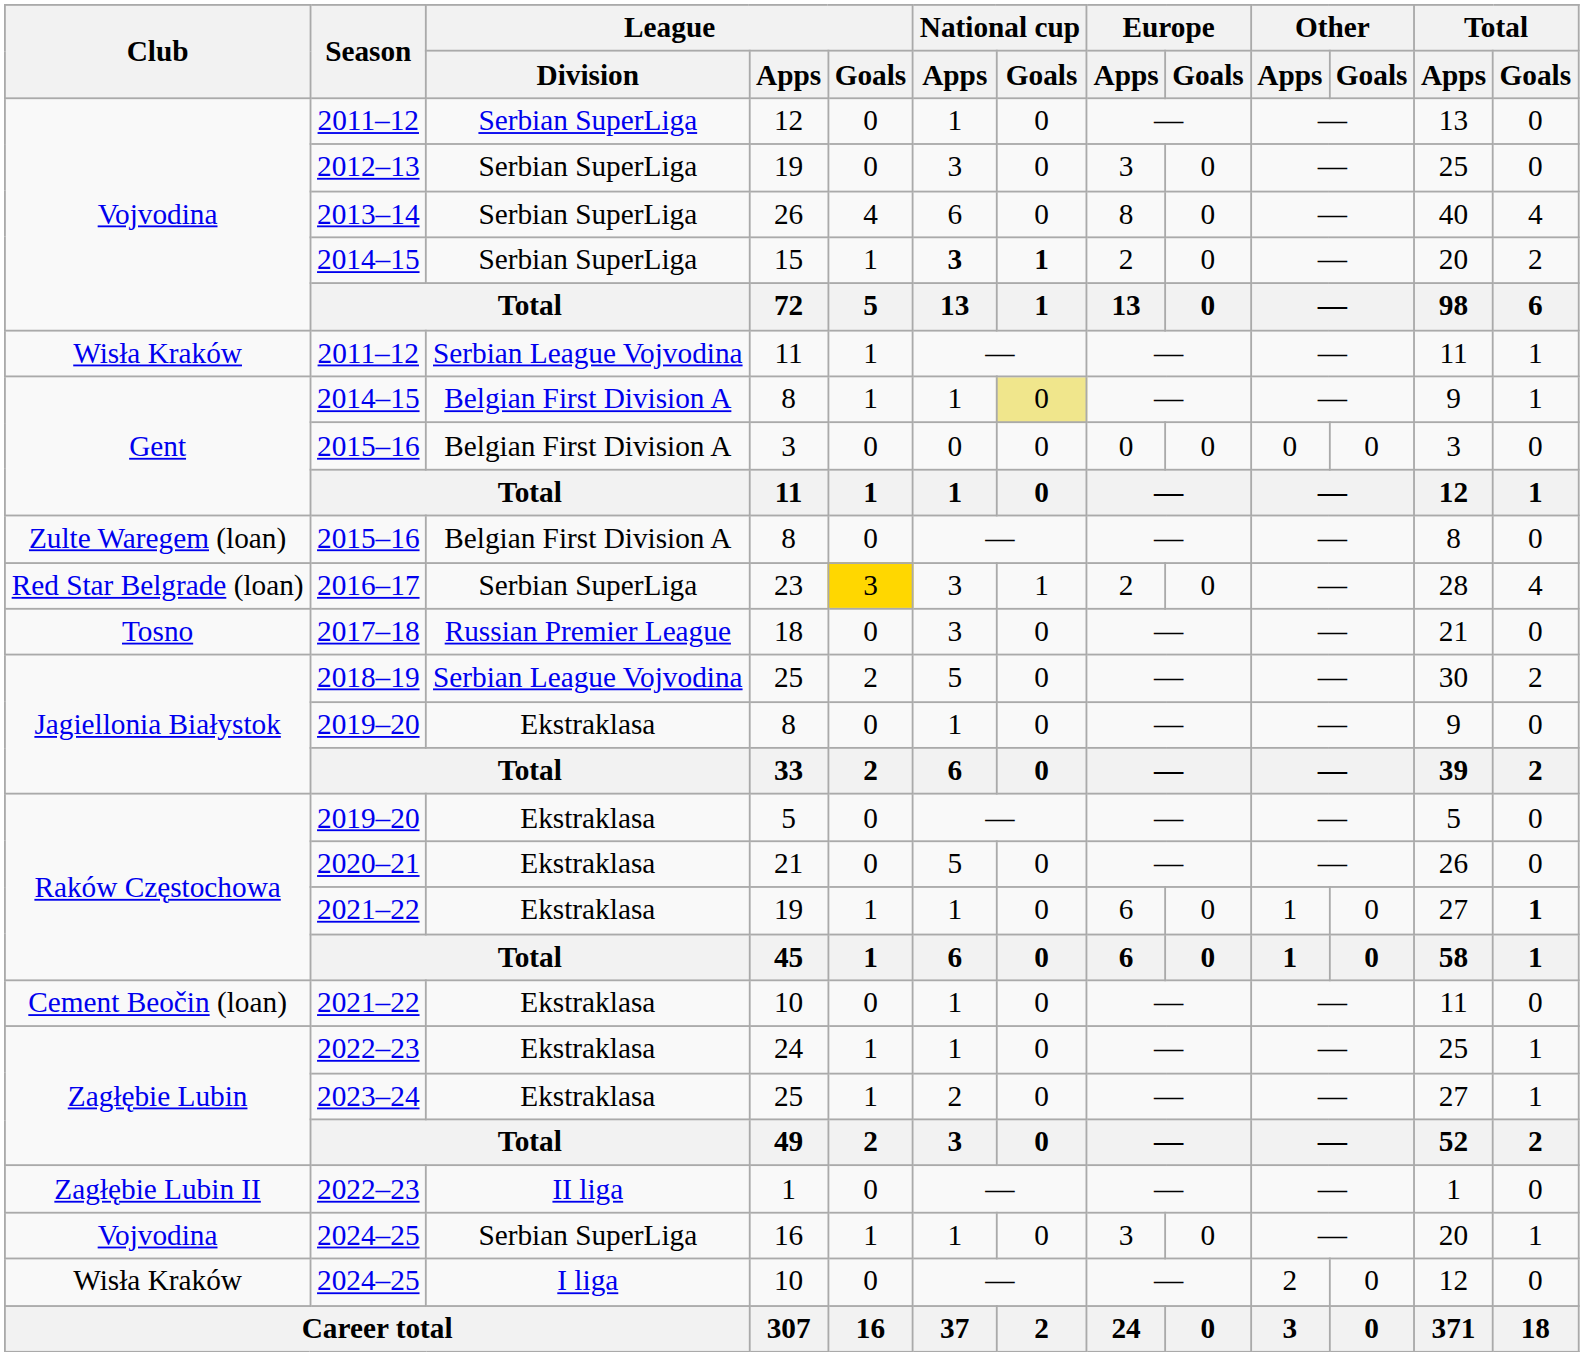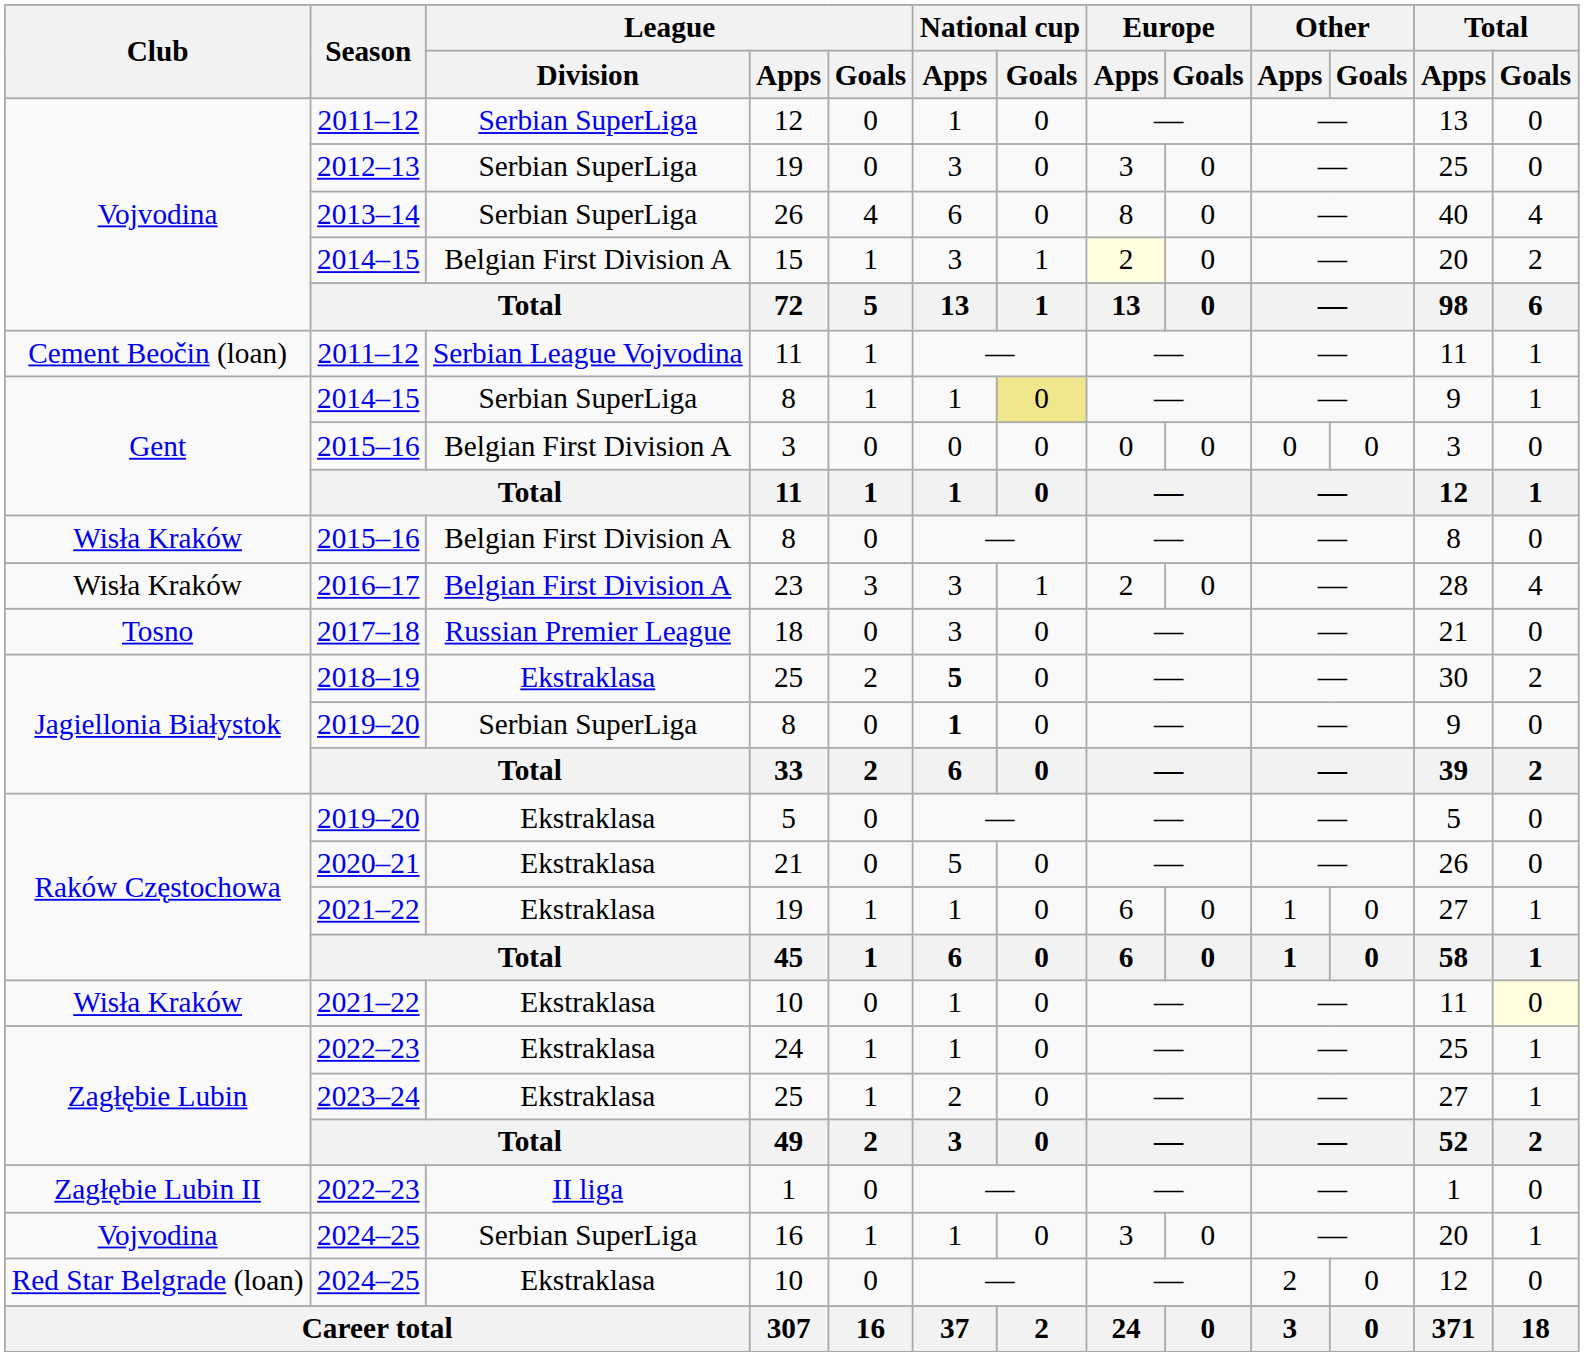(588, 259) Serbian SuperLiga -> (588, 259) Belgian First Division A
(955, 259) bold -> (955, 259) normal
(1042, 259) bold -> (1042, 259) normal
(1126, 259) no background -> (1126, 259) lightyellow background
(158, 352) Wisła Kraków -> (158, 352) Cement Beočin (loan)
(588, 399) Belgian First Division A -> (588, 399) Serbian SuperLiga
(158, 538) Zulte Waregem (loan) -> (158, 538) Wisła Kraków
(158, 584) Red Star Belgrade (loan) -> (158, 584) Wisła Kraków
(588, 584) Serbian SuperLiga -> (588, 584) Belgian First Division A
(870, 584) gold background -> (870, 584) no background
(588, 677) Serbian League Vojvodina -> (588, 677) Ekstraklasa
(955, 677) normal -> (955, 677) bold
(588, 724) Ekstraklasa -> (588, 724) Serbian SuperLiga
(955, 724) normal -> (955, 724) bold
(1535, 910) bold -> (1535, 910) normal
(158, 1002) Cement Beočin (loan) -> (158, 1002) Wisła Kraków
(1535, 1002) no background -> (1535, 1002) lightyellow background
(158, 1281) Wisła Kraków -> (158, 1281) Red Star Belgrade (loan)
(588, 1281) I liga -> (588, 1281) Ekstraklasa
